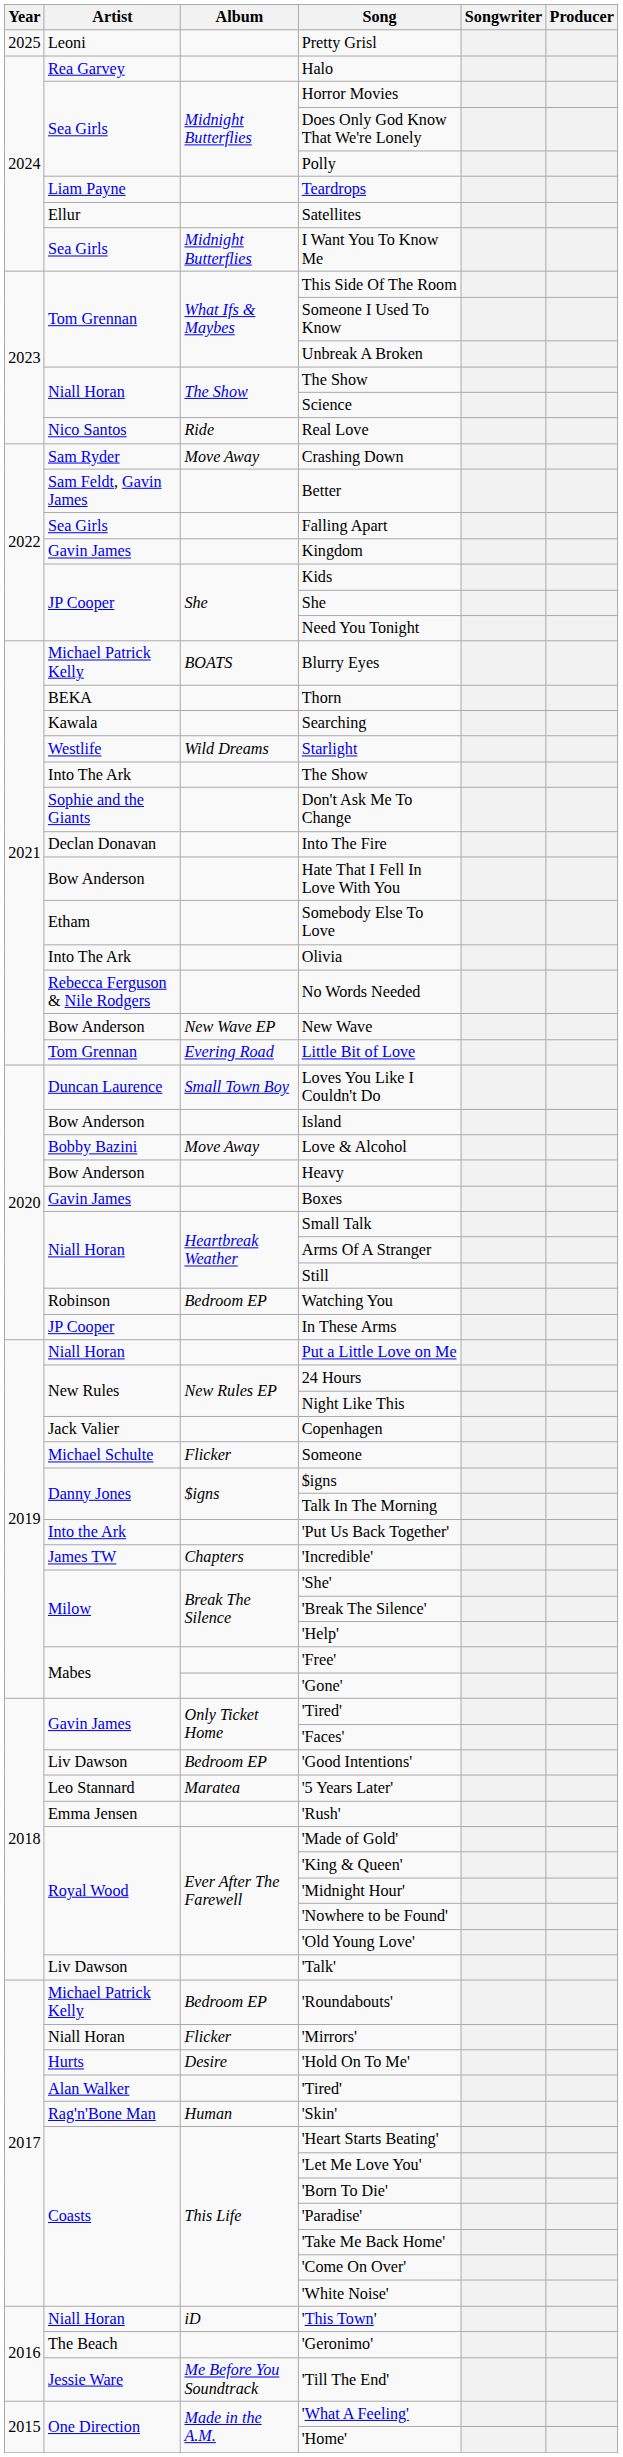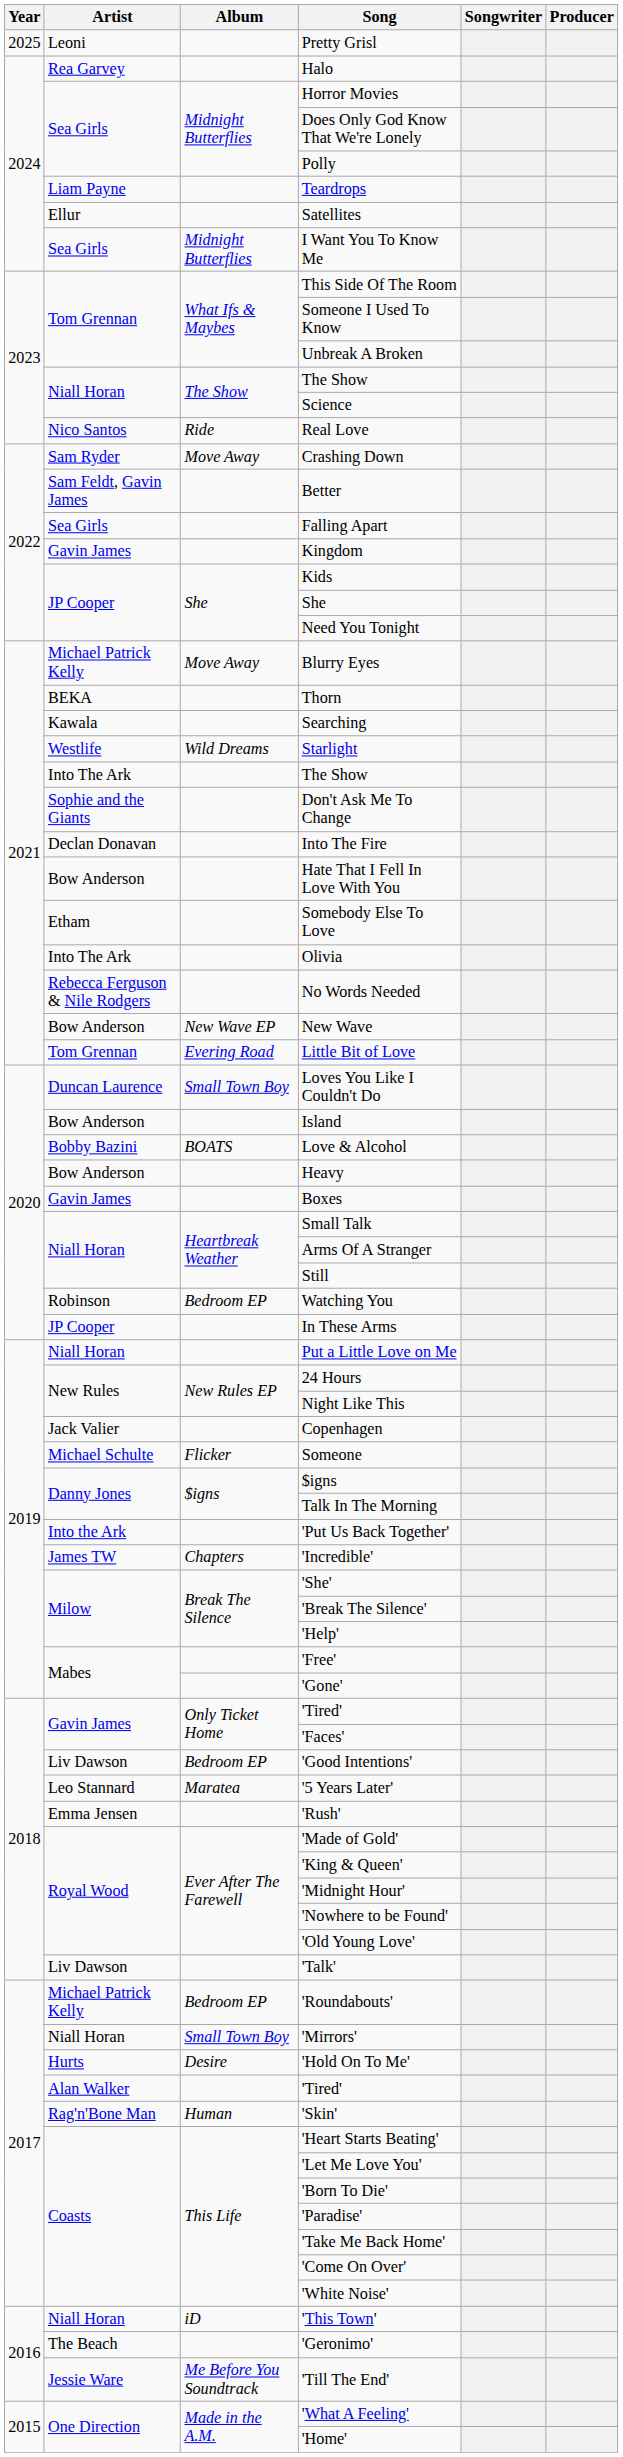(208, 662) BOATS -> (222, 662) Move Away
(222, 1147) Move Away -> (208, 1147) BOATS
(208, 2036) Flicker -> (237, 2036) Small Town Boy
